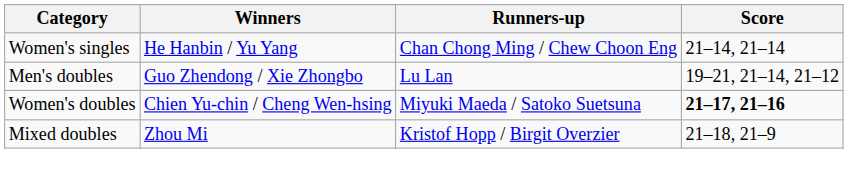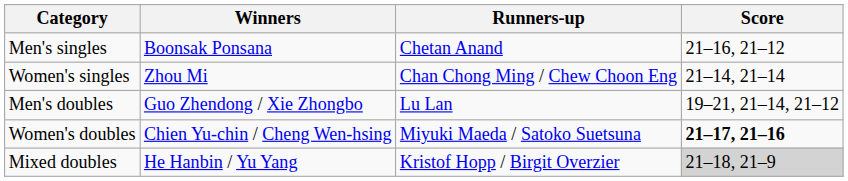+ row: (58, 47)
(221, 47) He Hanbin / Yu Yang -> (176, 76) Zhou Mi
(176, 133) Zhou Mi -> (221, 162) He Hanbin / Yu Yang
(731, 133) no background -> (731, 162) lightgrey background
